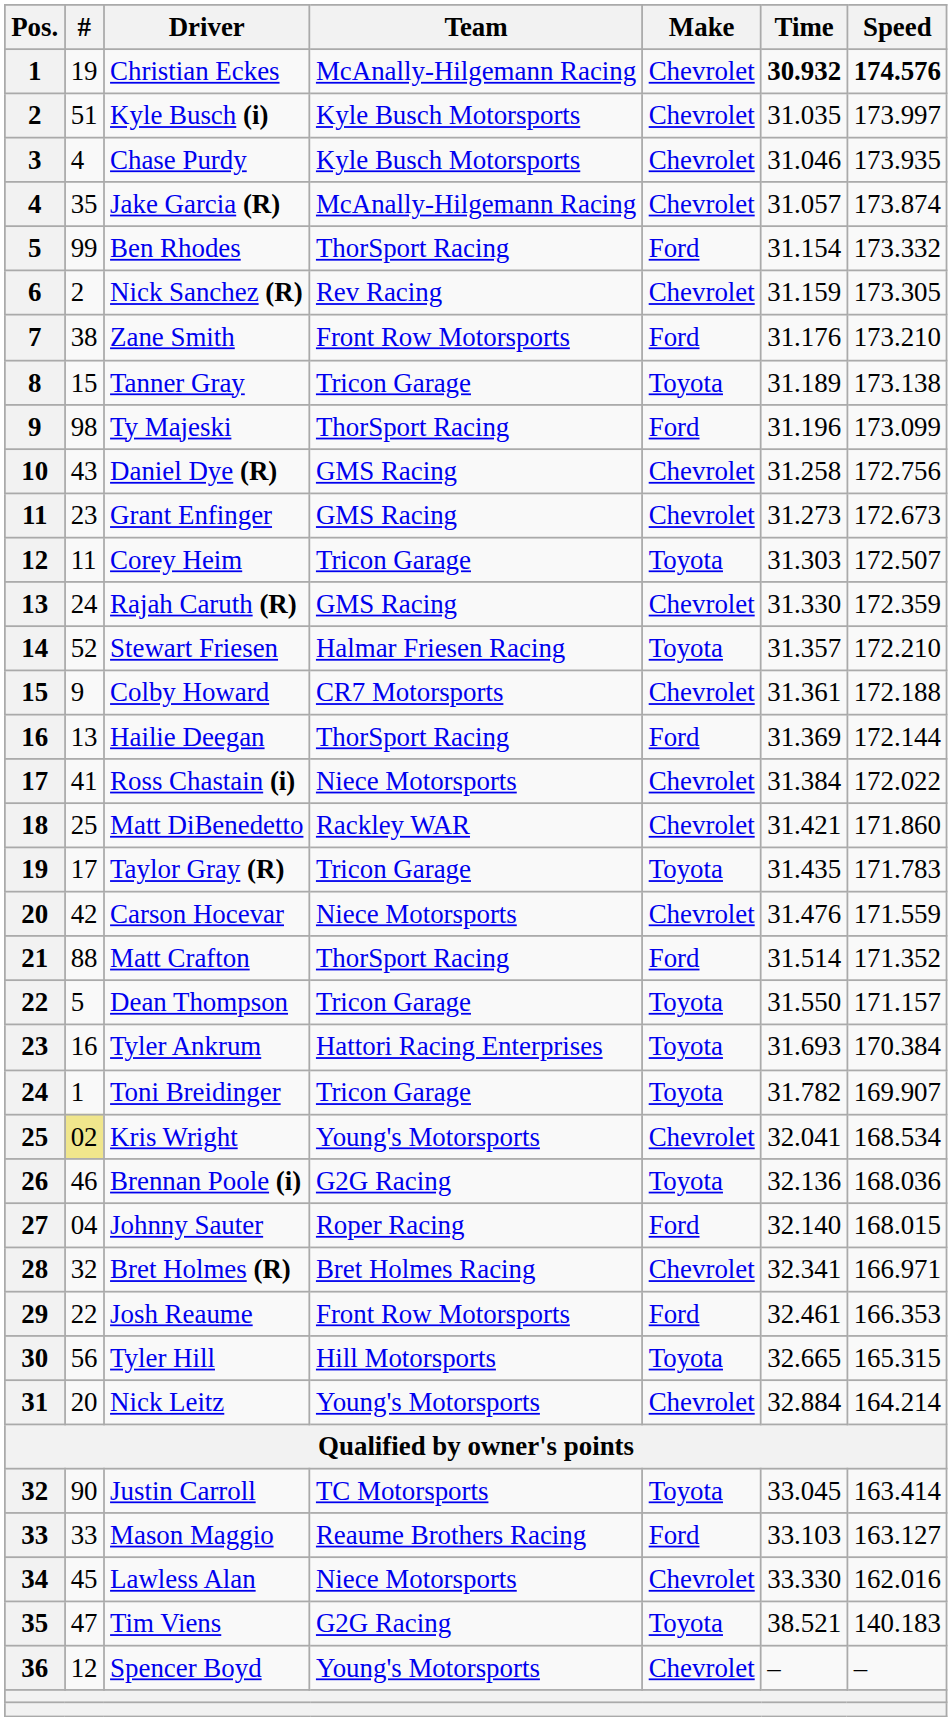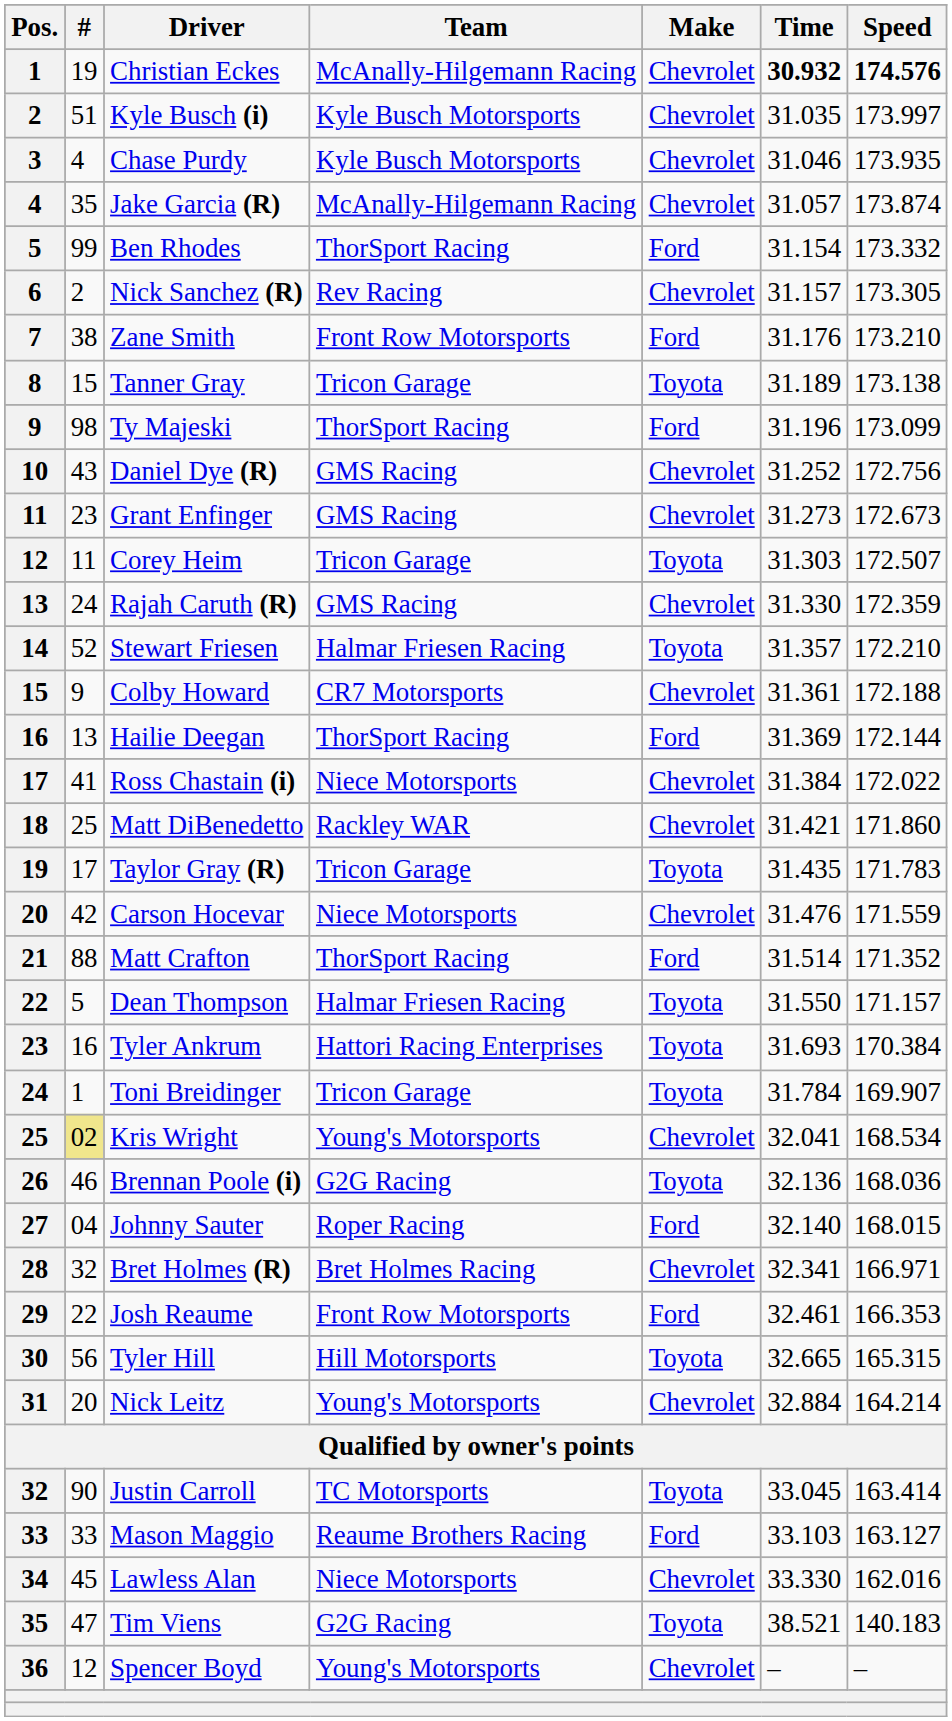(804, 293) 31.159 -> (804, 293) 31.157
(804, 470) 31.258 -> (804, 470) 31.252
(393, 1002) Tricon Garage -> (441, 1002) Halmar Friesen Racing
(804, 1091) 31.782 -> (804, 1091) 31.784
